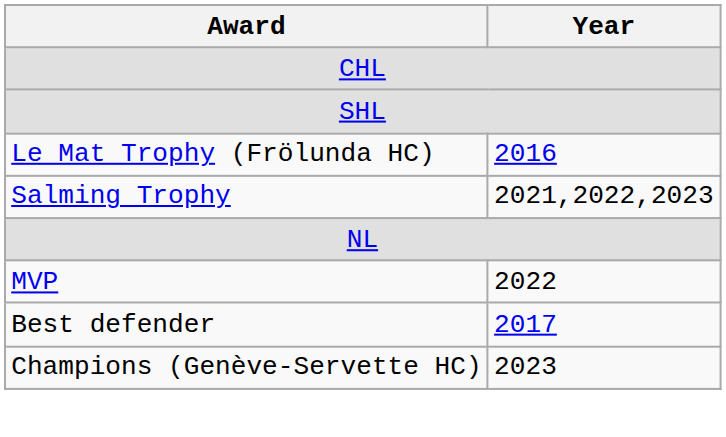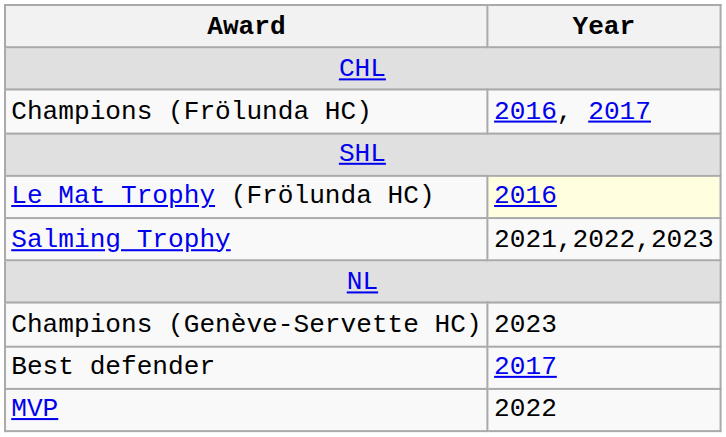+ row: (192, 111)
(525, 154) no background -> (525, 197) lightyellow background
rows swapped: (246, 367) <-> (35, 282)
